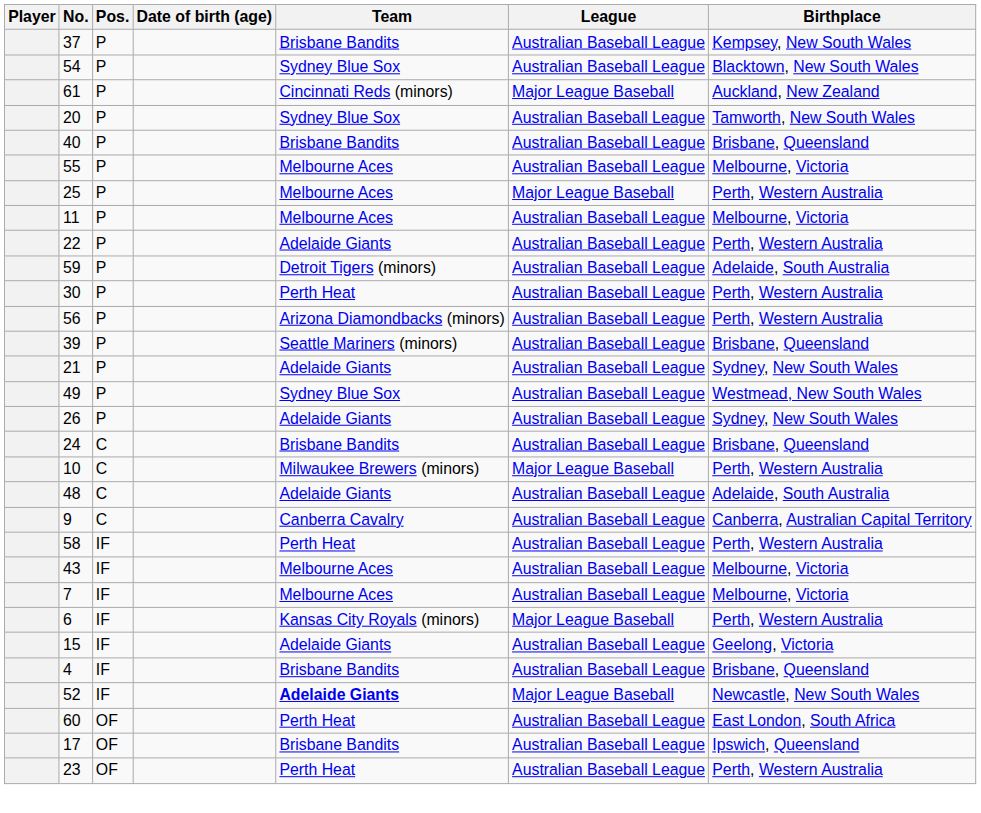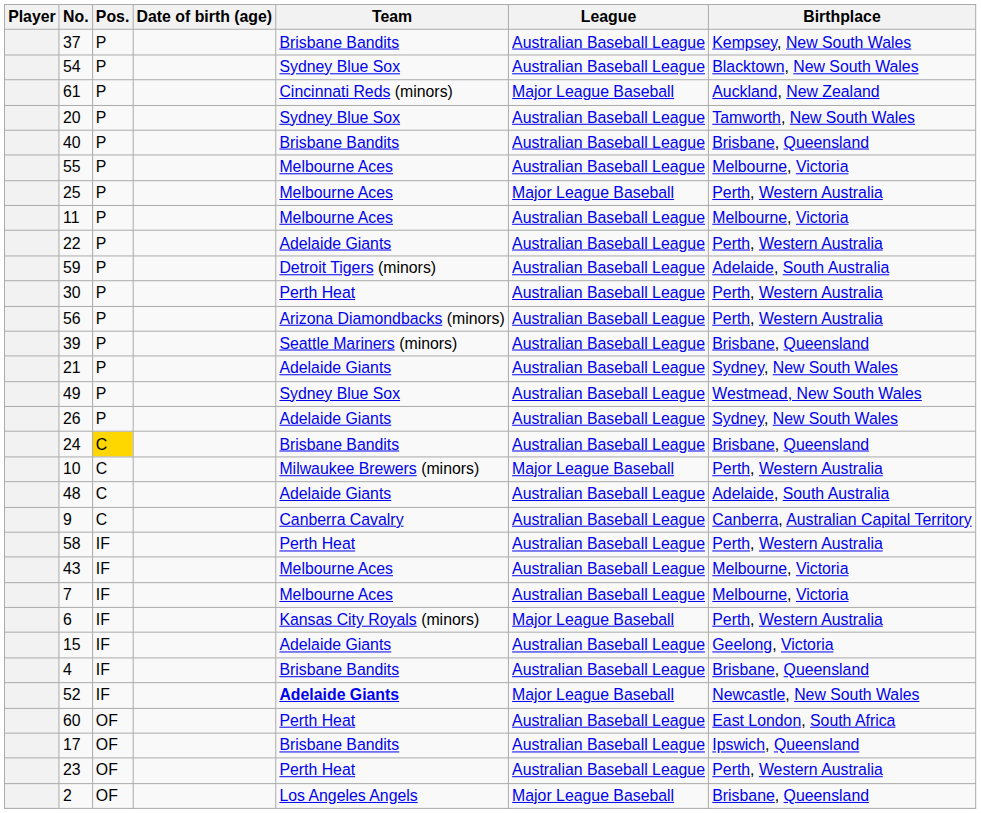(102, 444) no background -> (102, 444) gold background
+ row: (67, 795)
